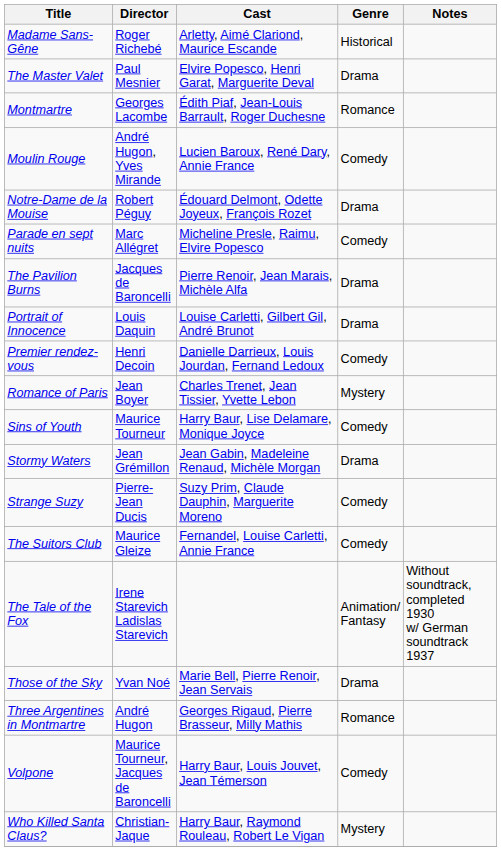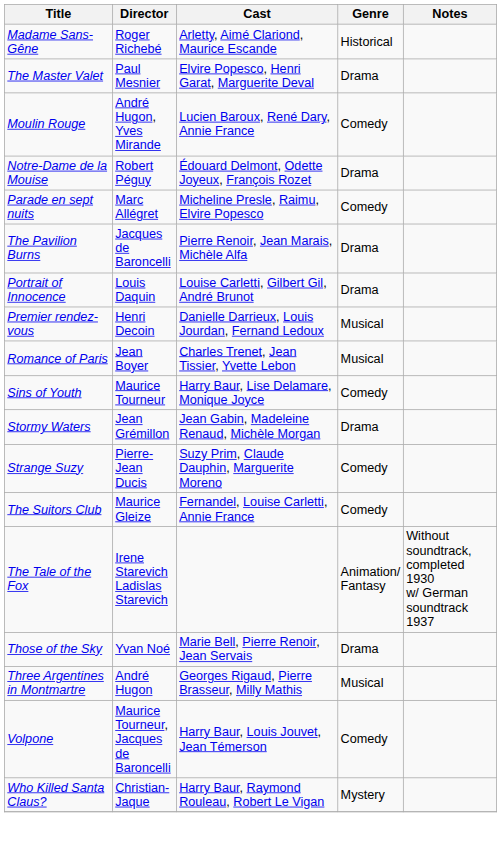- row: (40, 110)
(364, 358) Comedy -> (362, 324) Musical
(363, 392) Mystery -> (362, 358) Musical
(368, 717) Romance -> (362, 683) Musical
